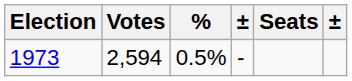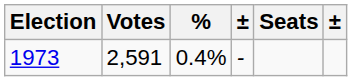(134, 57) 2,594 -> (134, 57) 2,591
(201, 57) 0.5% -> (201, 57) 0.4%
